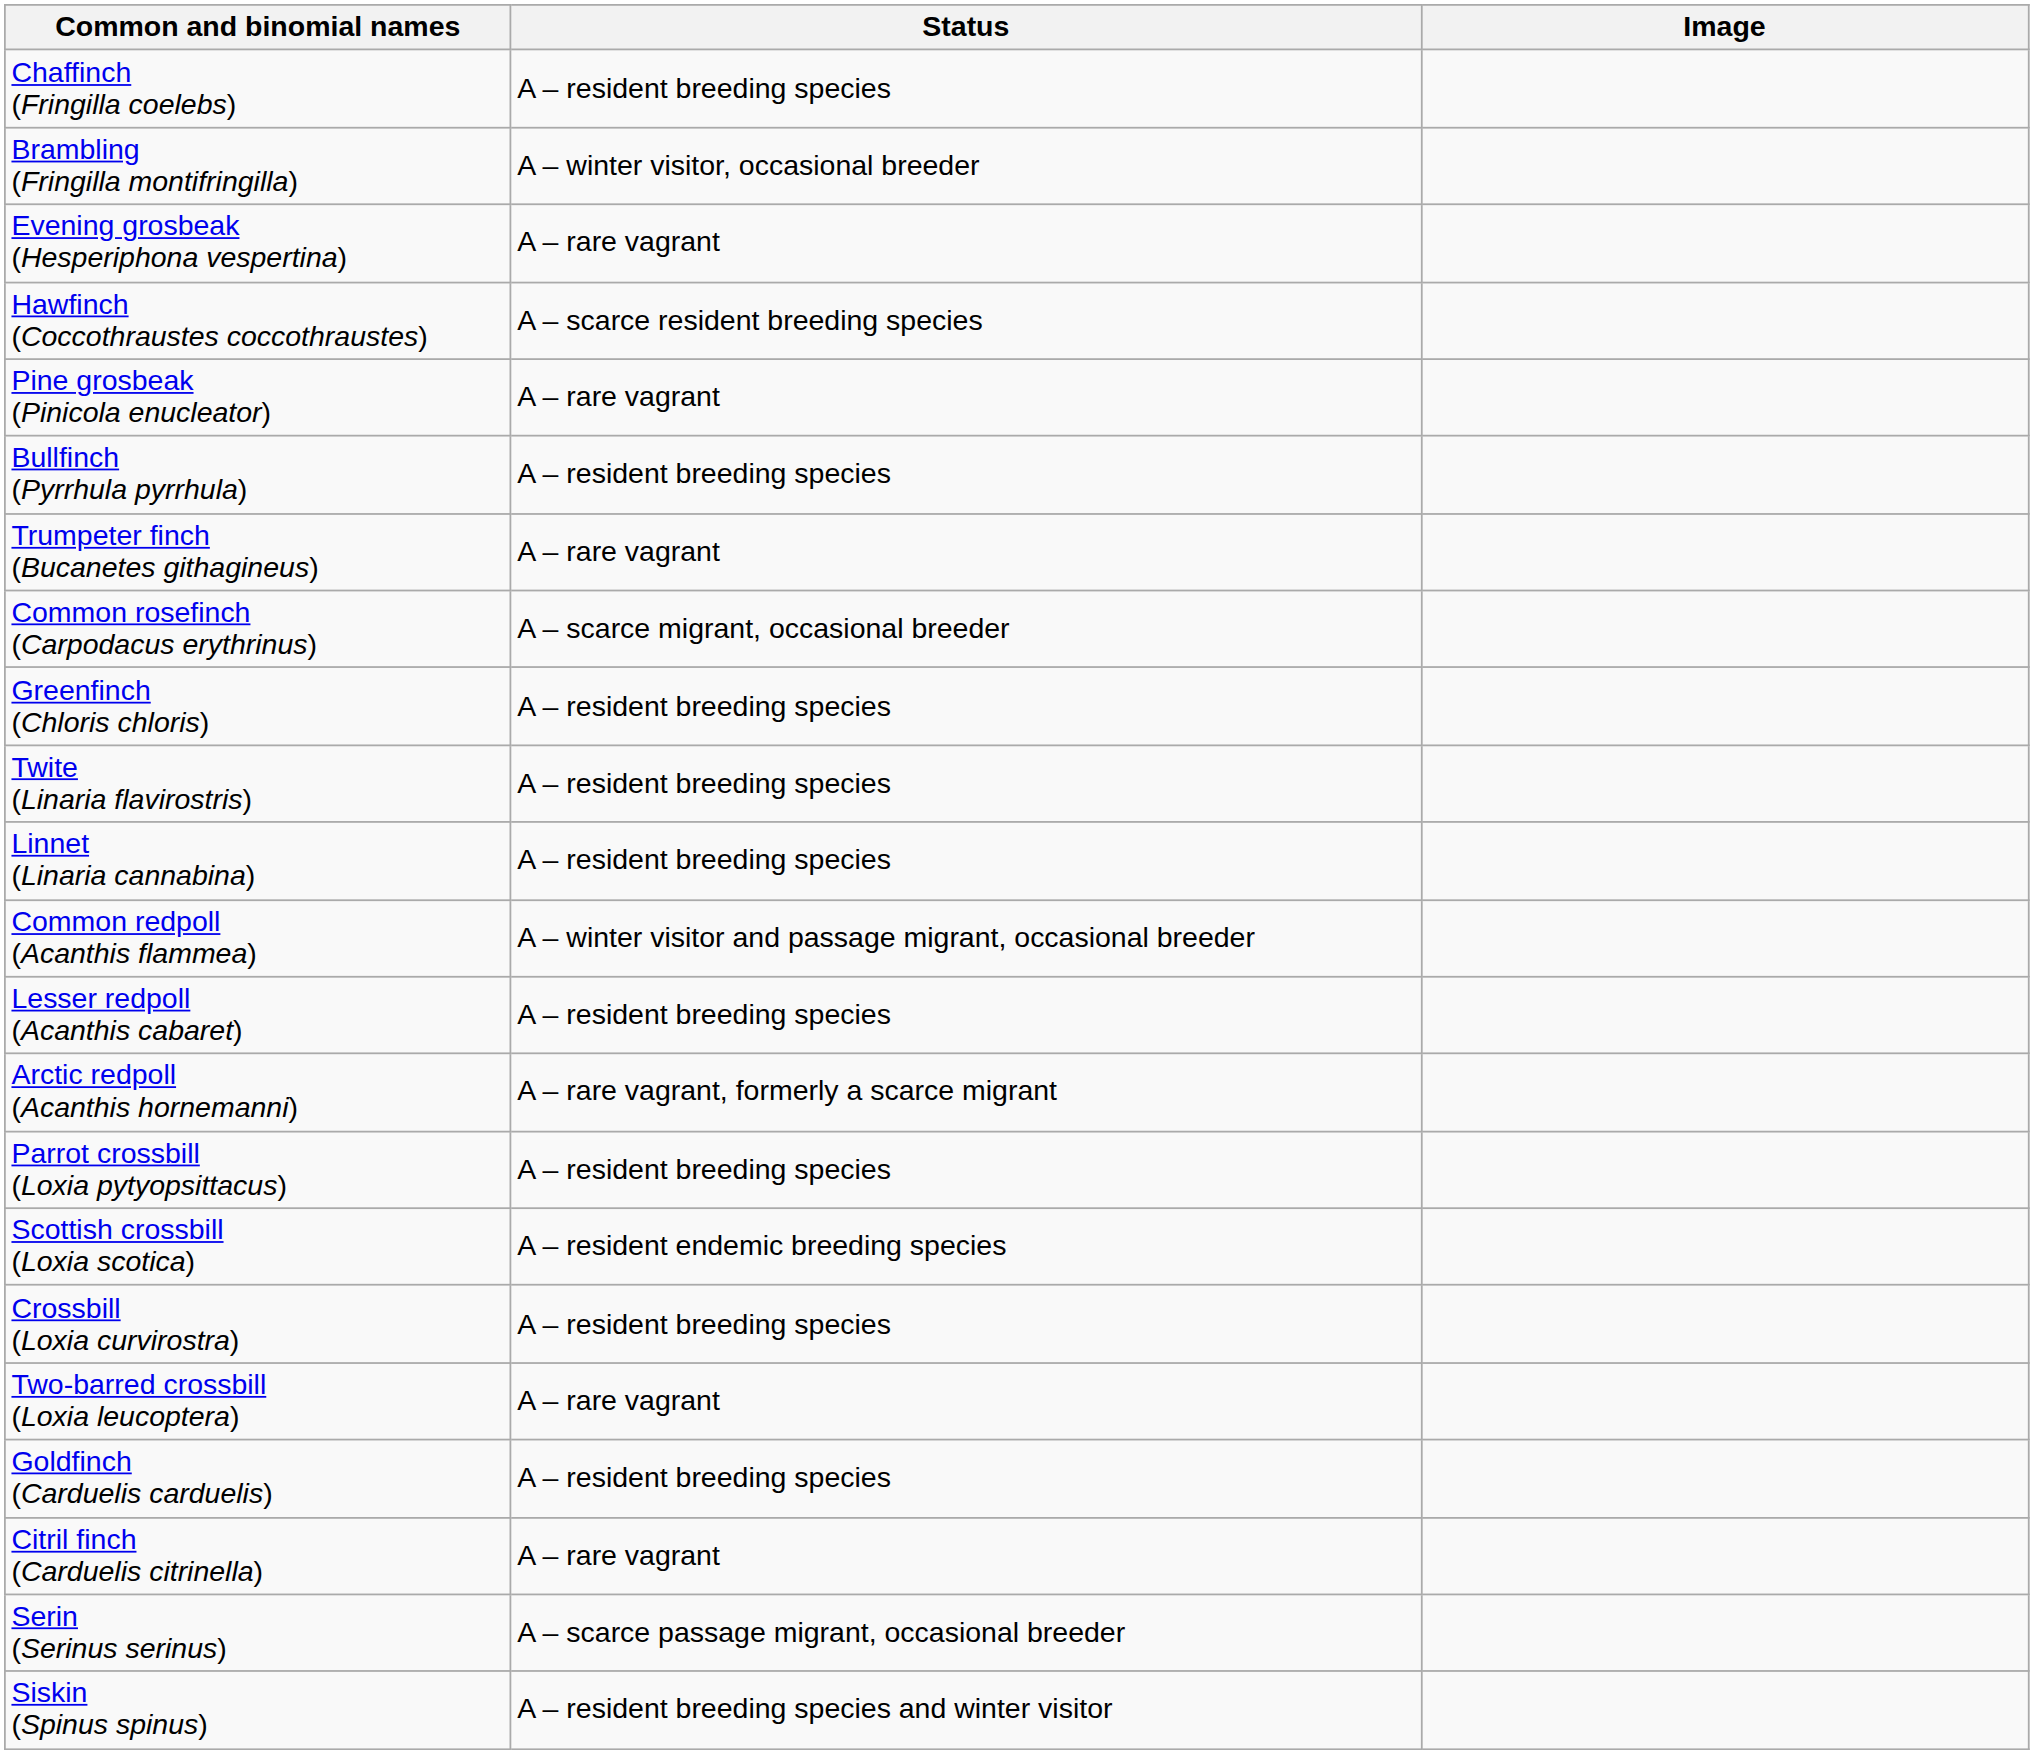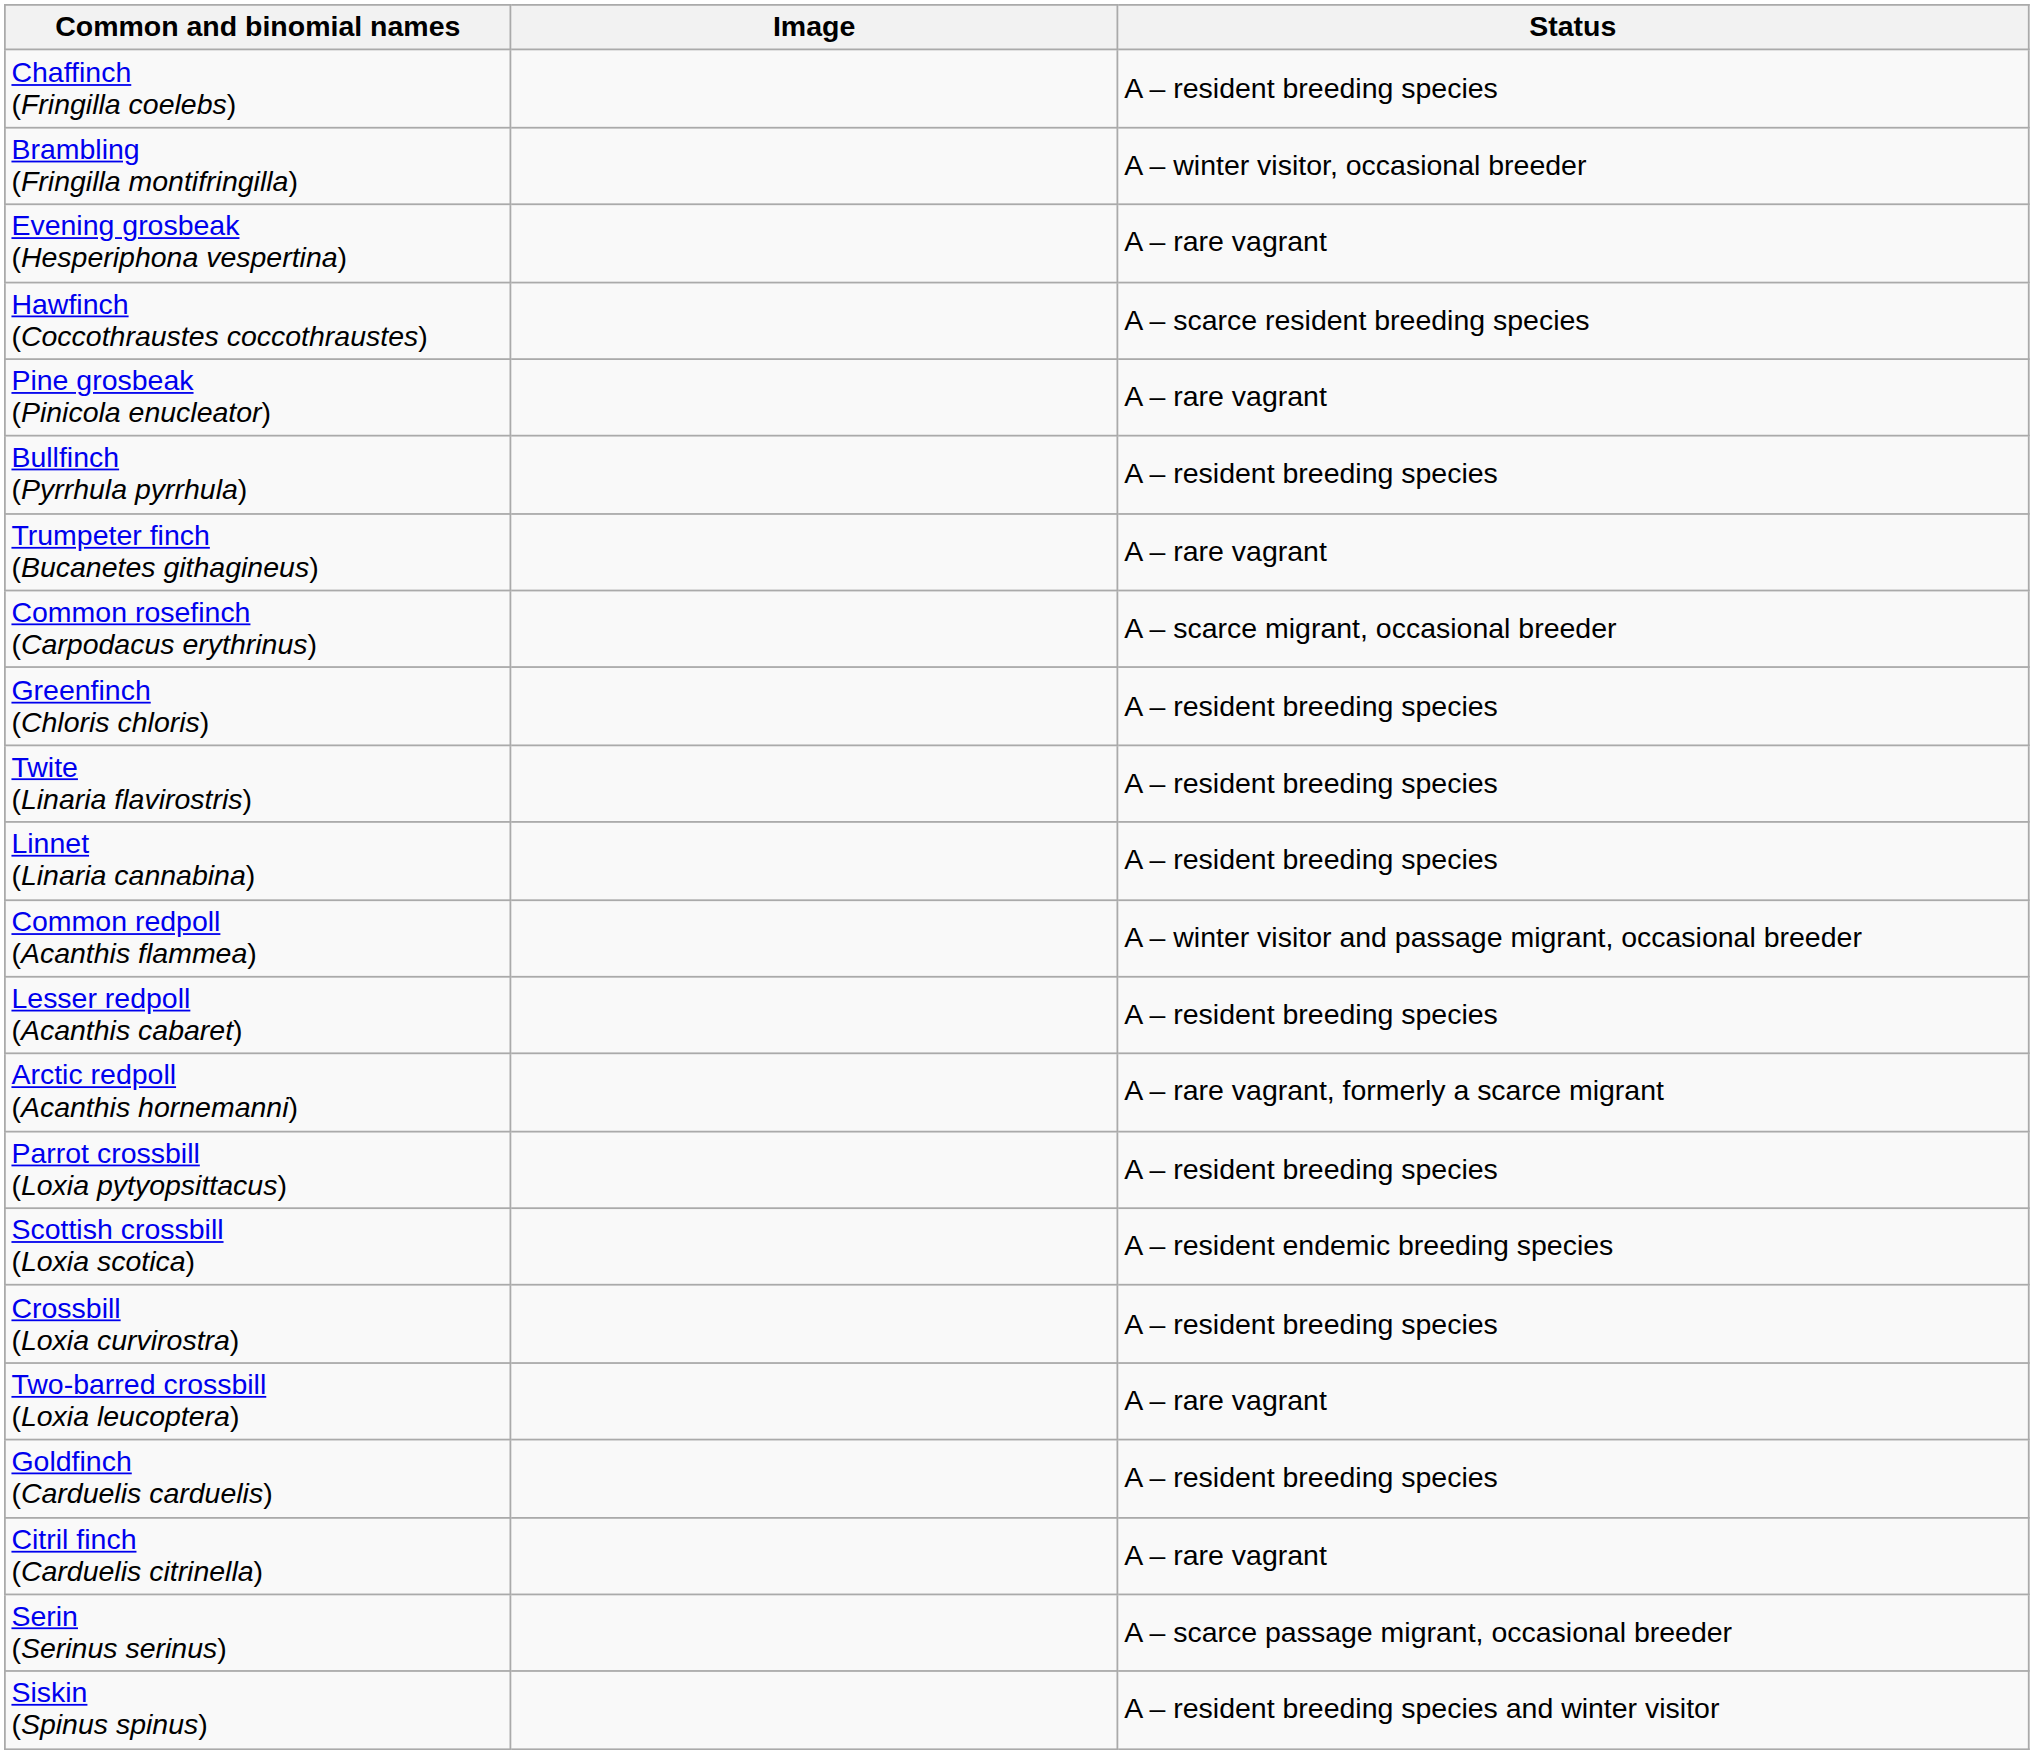columns swapped: (1725, 27) <-> (966, 27)
